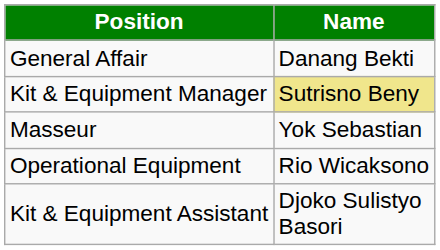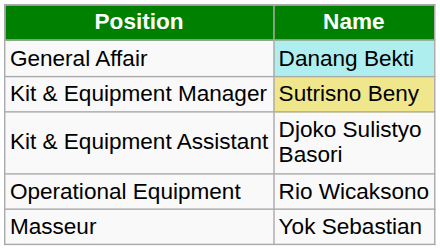(346, 58) no background -> (346, 58) paleturquoise background
rows swapped: (139, 213) <-> (53, 129)
